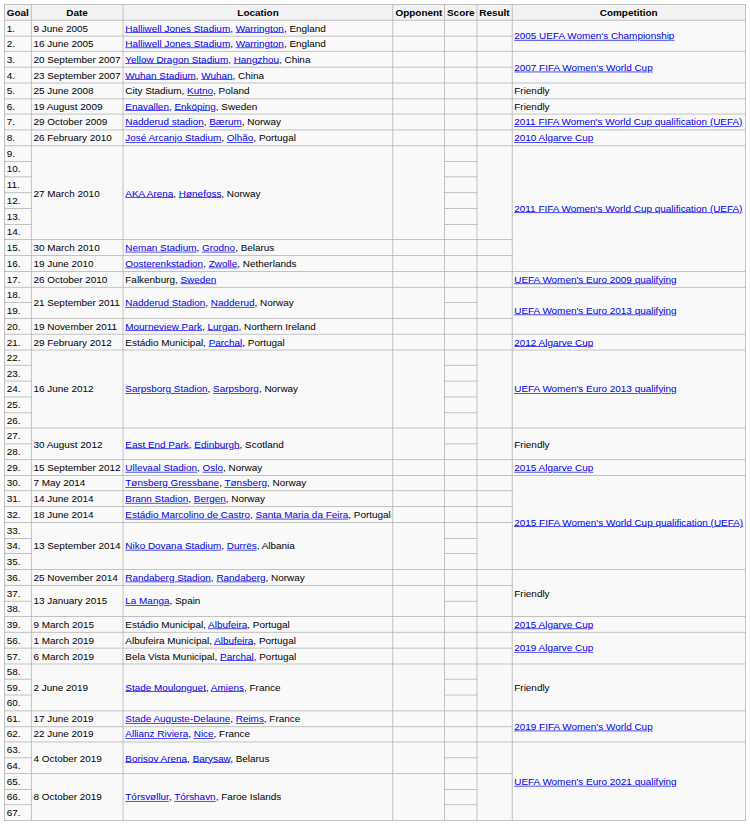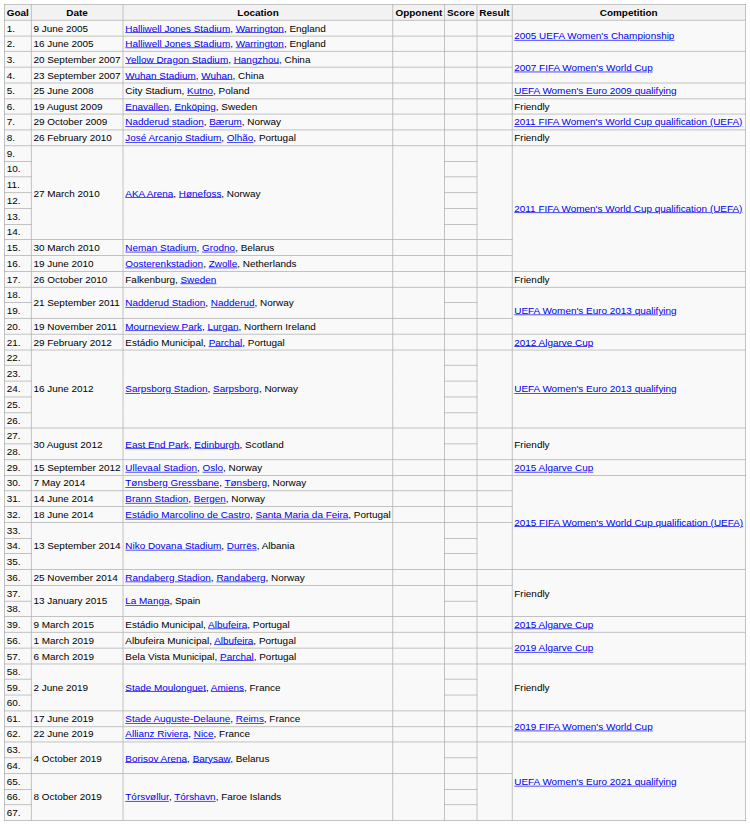(532, 91) Friendly -> (595, 91) UEFA Women's Euro 2009 qualifying
(554, 138) 2010 Algarve Cup -> (532, 138) Friendly
(595, 279) UEFA Women's Euro 2009 qualifying -> (532, 279) Friendly
